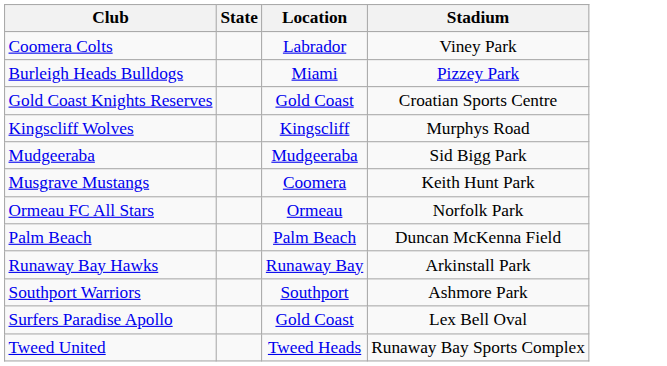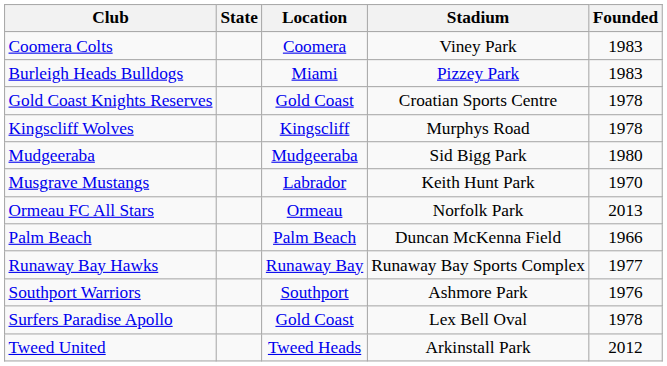+ column: (625, 18)
(315, 45) Labrador -> (315, 45) Coomera
(315, 182) Coomera -> (315, 182) Labrador
(478, 264) Arkinstall Park -> (478, 264) Runaway Bay Sports Complex
(478, 347) Runaway Bay Sports Complex -> (478, 347) Arkinstall Park
